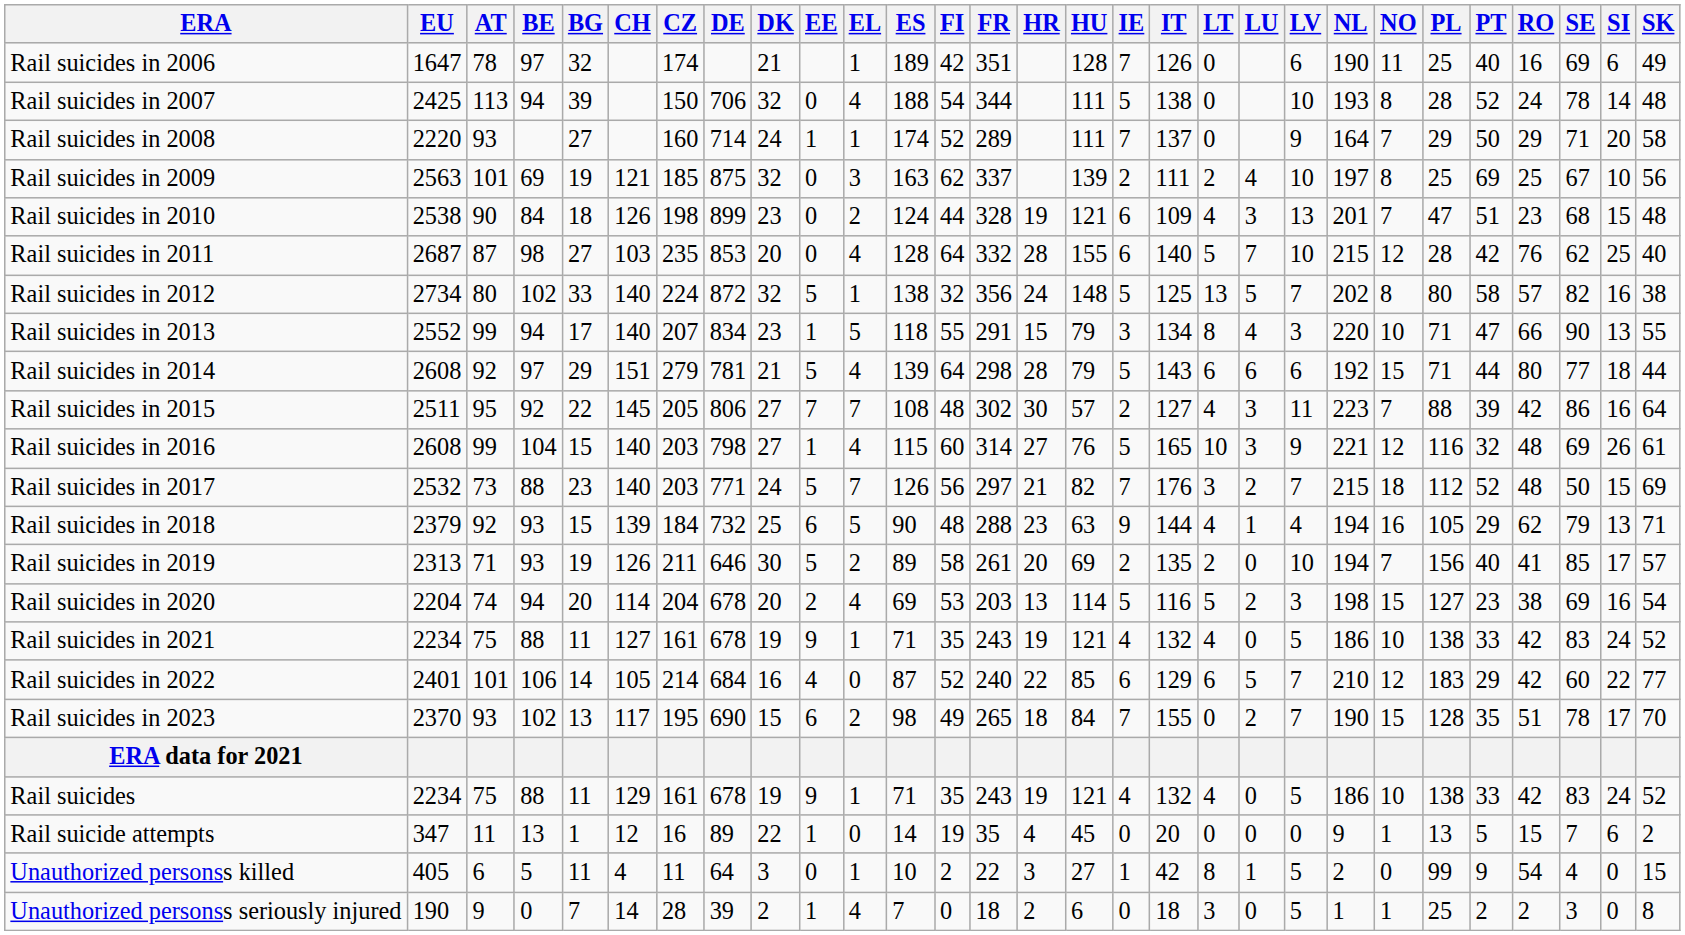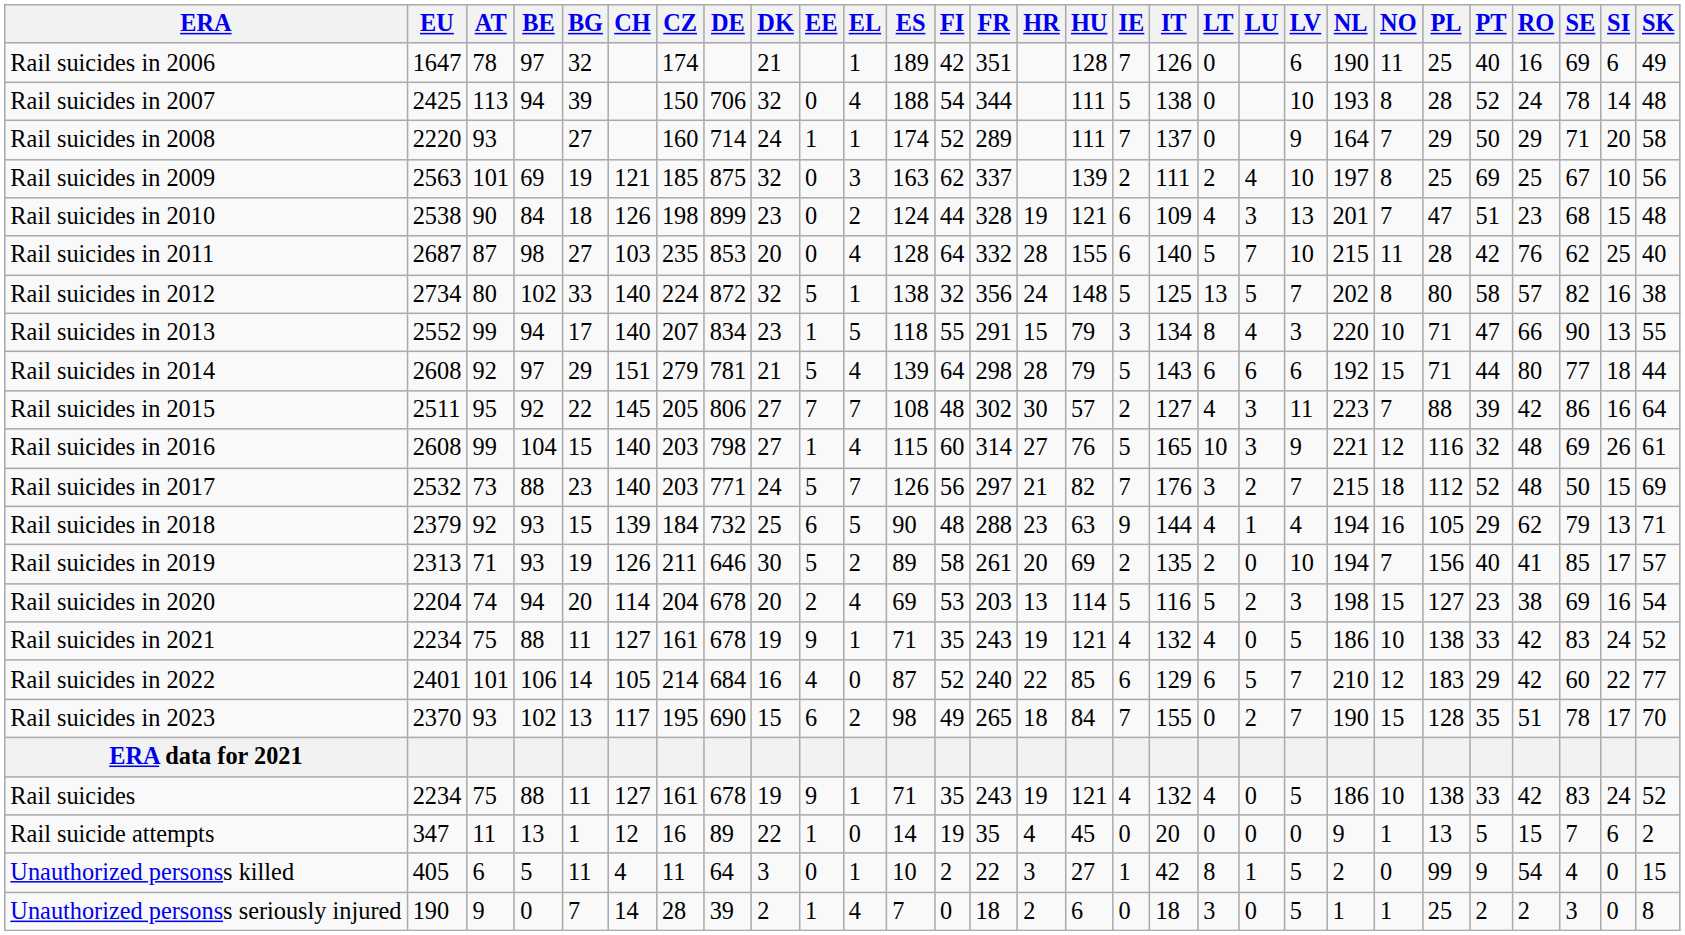(1392, 255) 12 -> (1392, 255) 11
(632, 795) 129 -> (632, 795) 127
